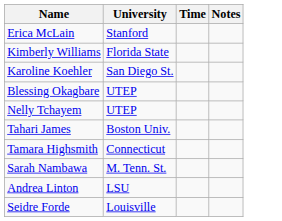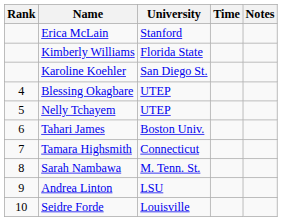+ column: (21, 14)
